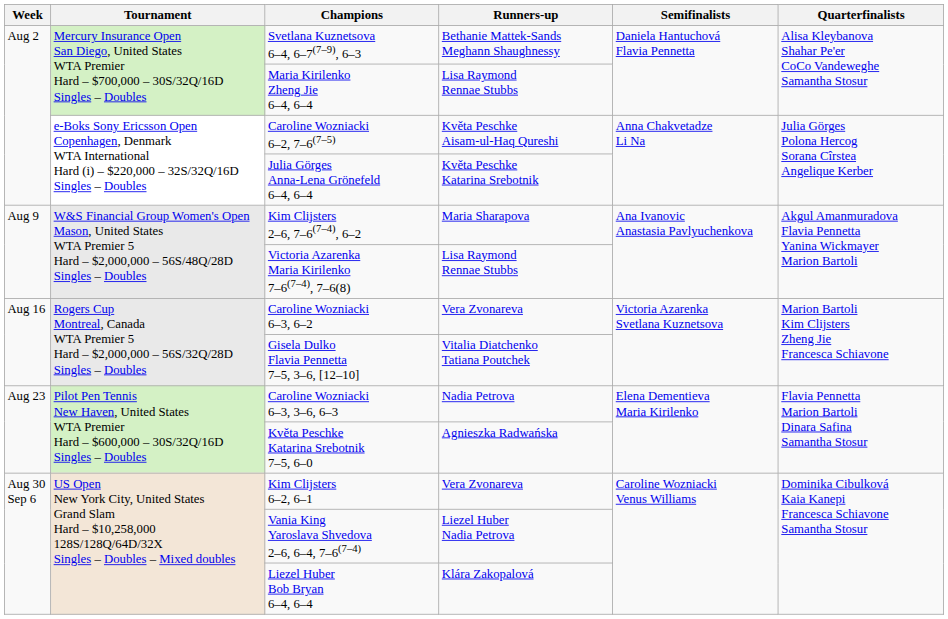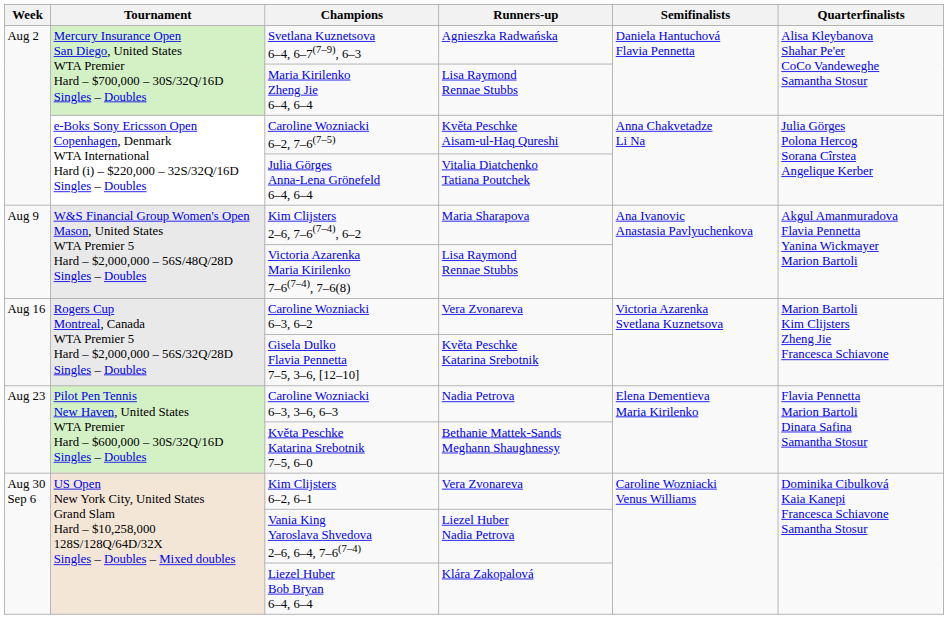(502, 43) Bethanie Mattek-Sands Meghann Shaughnessy -> (500, 36) Agnieszka Radwańska
(490, 172) Květa Peschke Katarina Srebotnik -> (490, 172) Vitalia Diatchenko Tatiana Poutchek
(490, 352) Vitalia Diatchenko Tatiana Poutchek -> (490, 352) Květa Peschke Katarina Srebotnik
(500, 432) Agnieszka Radwańska -> (502, 440) Bethanie Mattek-Sands Meghann Shaughnessy
